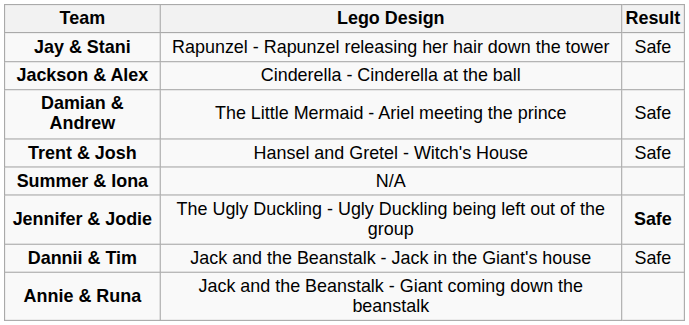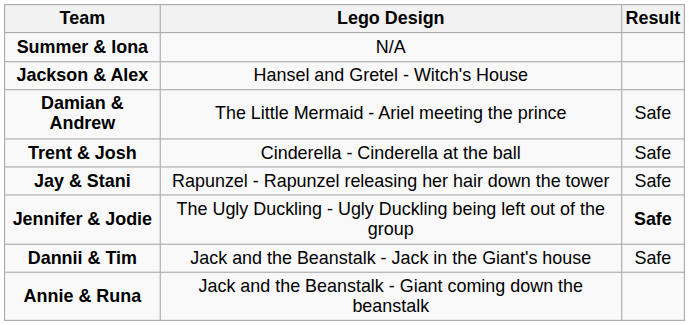rows swapped: (82, 180) <-> (82, 47)
(391, 75) Cinderella - Cinderella at the ball -> (391, 75) Hansel and Gretel - Witch's House
(391, 152) Hansel and Gretel - Witch's House -> (391, 152) Cinderella - Cinderella at the ball
